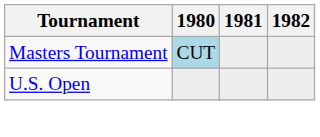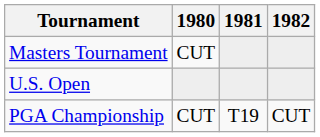(196, 52) lightblue background -> (196, 52) no background
+ row: (87, 116)
